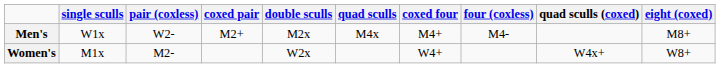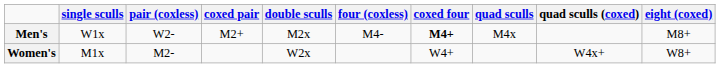columns swapped: (499, 14) <-> (367, 14)
(430, 33) normal -> (441, 33) bold
